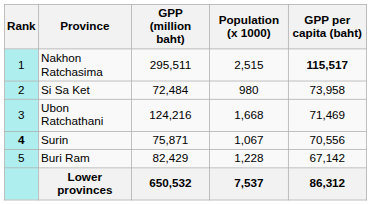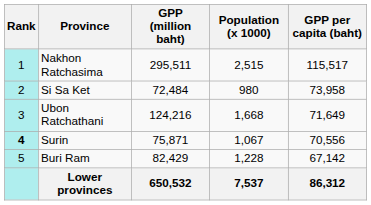(327, 65) bold -> (327, 65) normal
(327, 115) 71,469 -> (327, 115) 71,649
